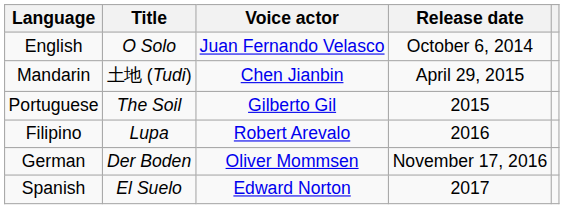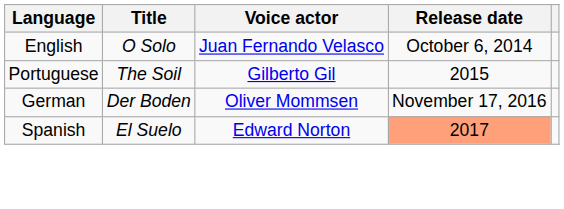- row: (54, 75)
- row: (54, 133)
(470, 189) no background -> (469, 130) lightsalmon background
